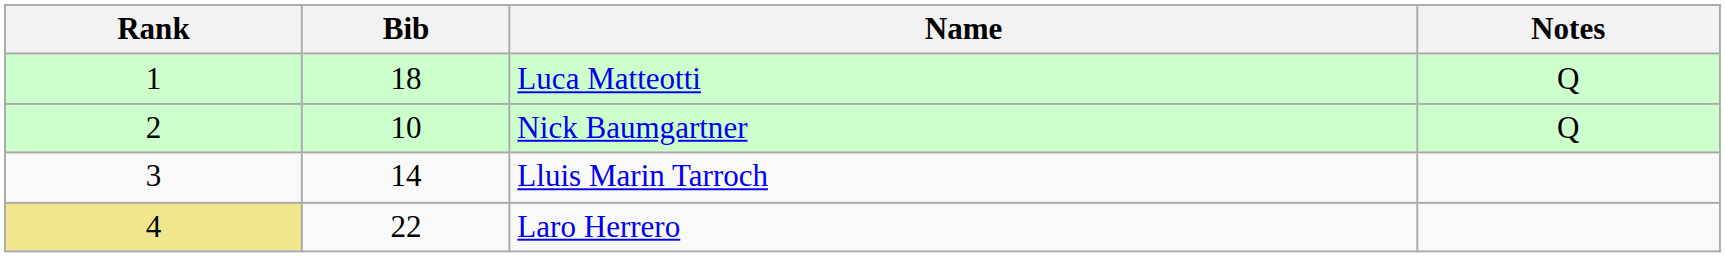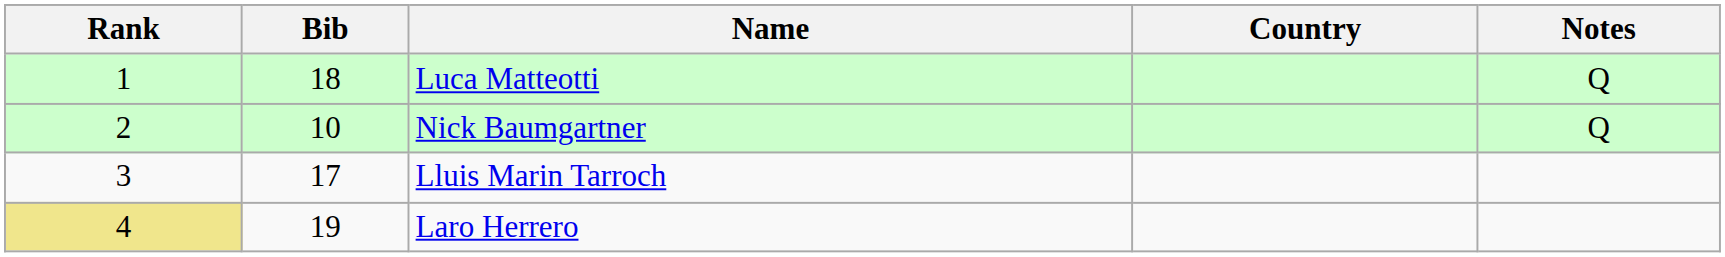+ column: (1305, 29)
(406, 176) 14 -> (325, 176) 17
(406, 226) 22 -> (325, 226) 19
